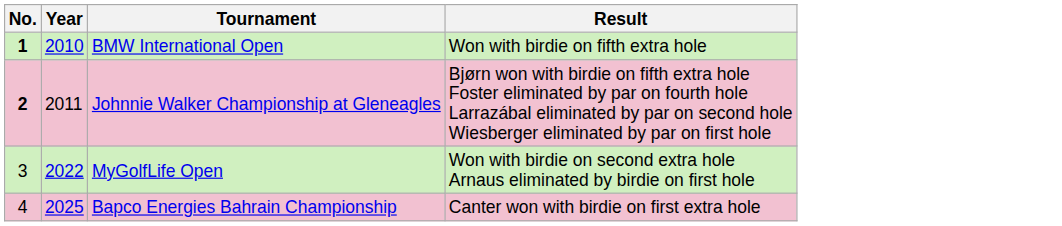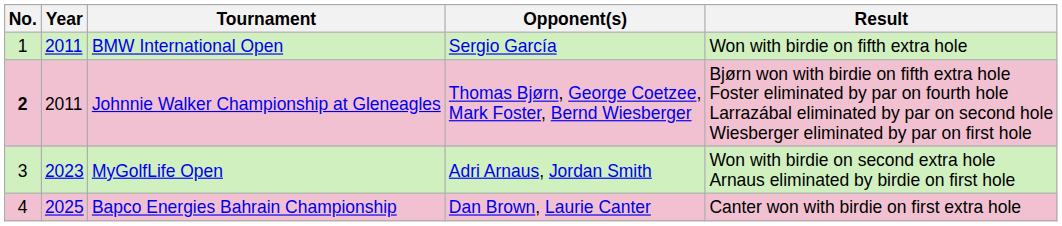+ column: (575, 19)
(23, 46) bold -> (23, 46) normal
(64, 46) 2010 -> (64, 46) 2011
(64, 170) 2022 -> (64, 170) 2023
